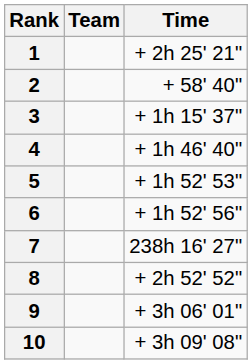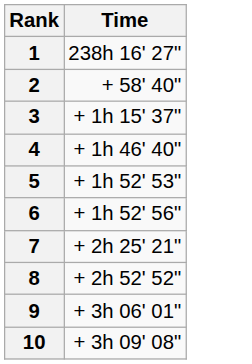- column: (94, 20)
(188, 52) + 2h 25' 21" -> (125, 52) 238h 16' 27"
(186, 246) 238h 16' 27" -> (127, 246) + 2h 25' 21"
